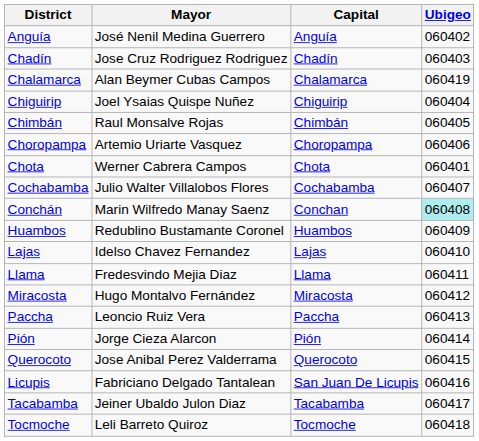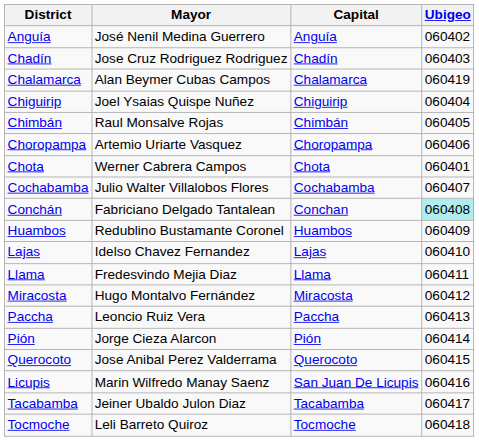(182, 209) Marin Wilfredo Manay Saenz -> (185, 209) Fabriciano Delgado Tantalean
(185, 381) Fabriciano Delgado Tantalean -> (182, 381) Marin Wilfredo Manay Saenz
